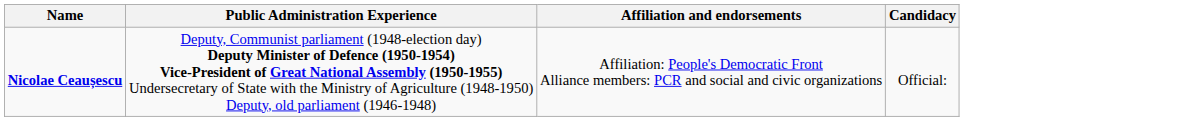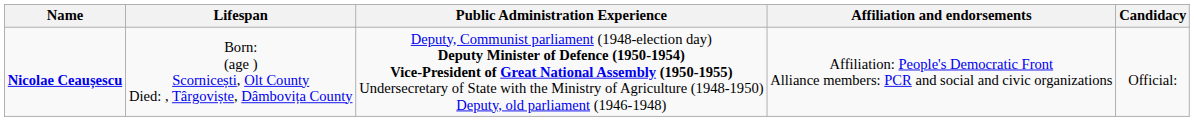+ column: (241, 16)
